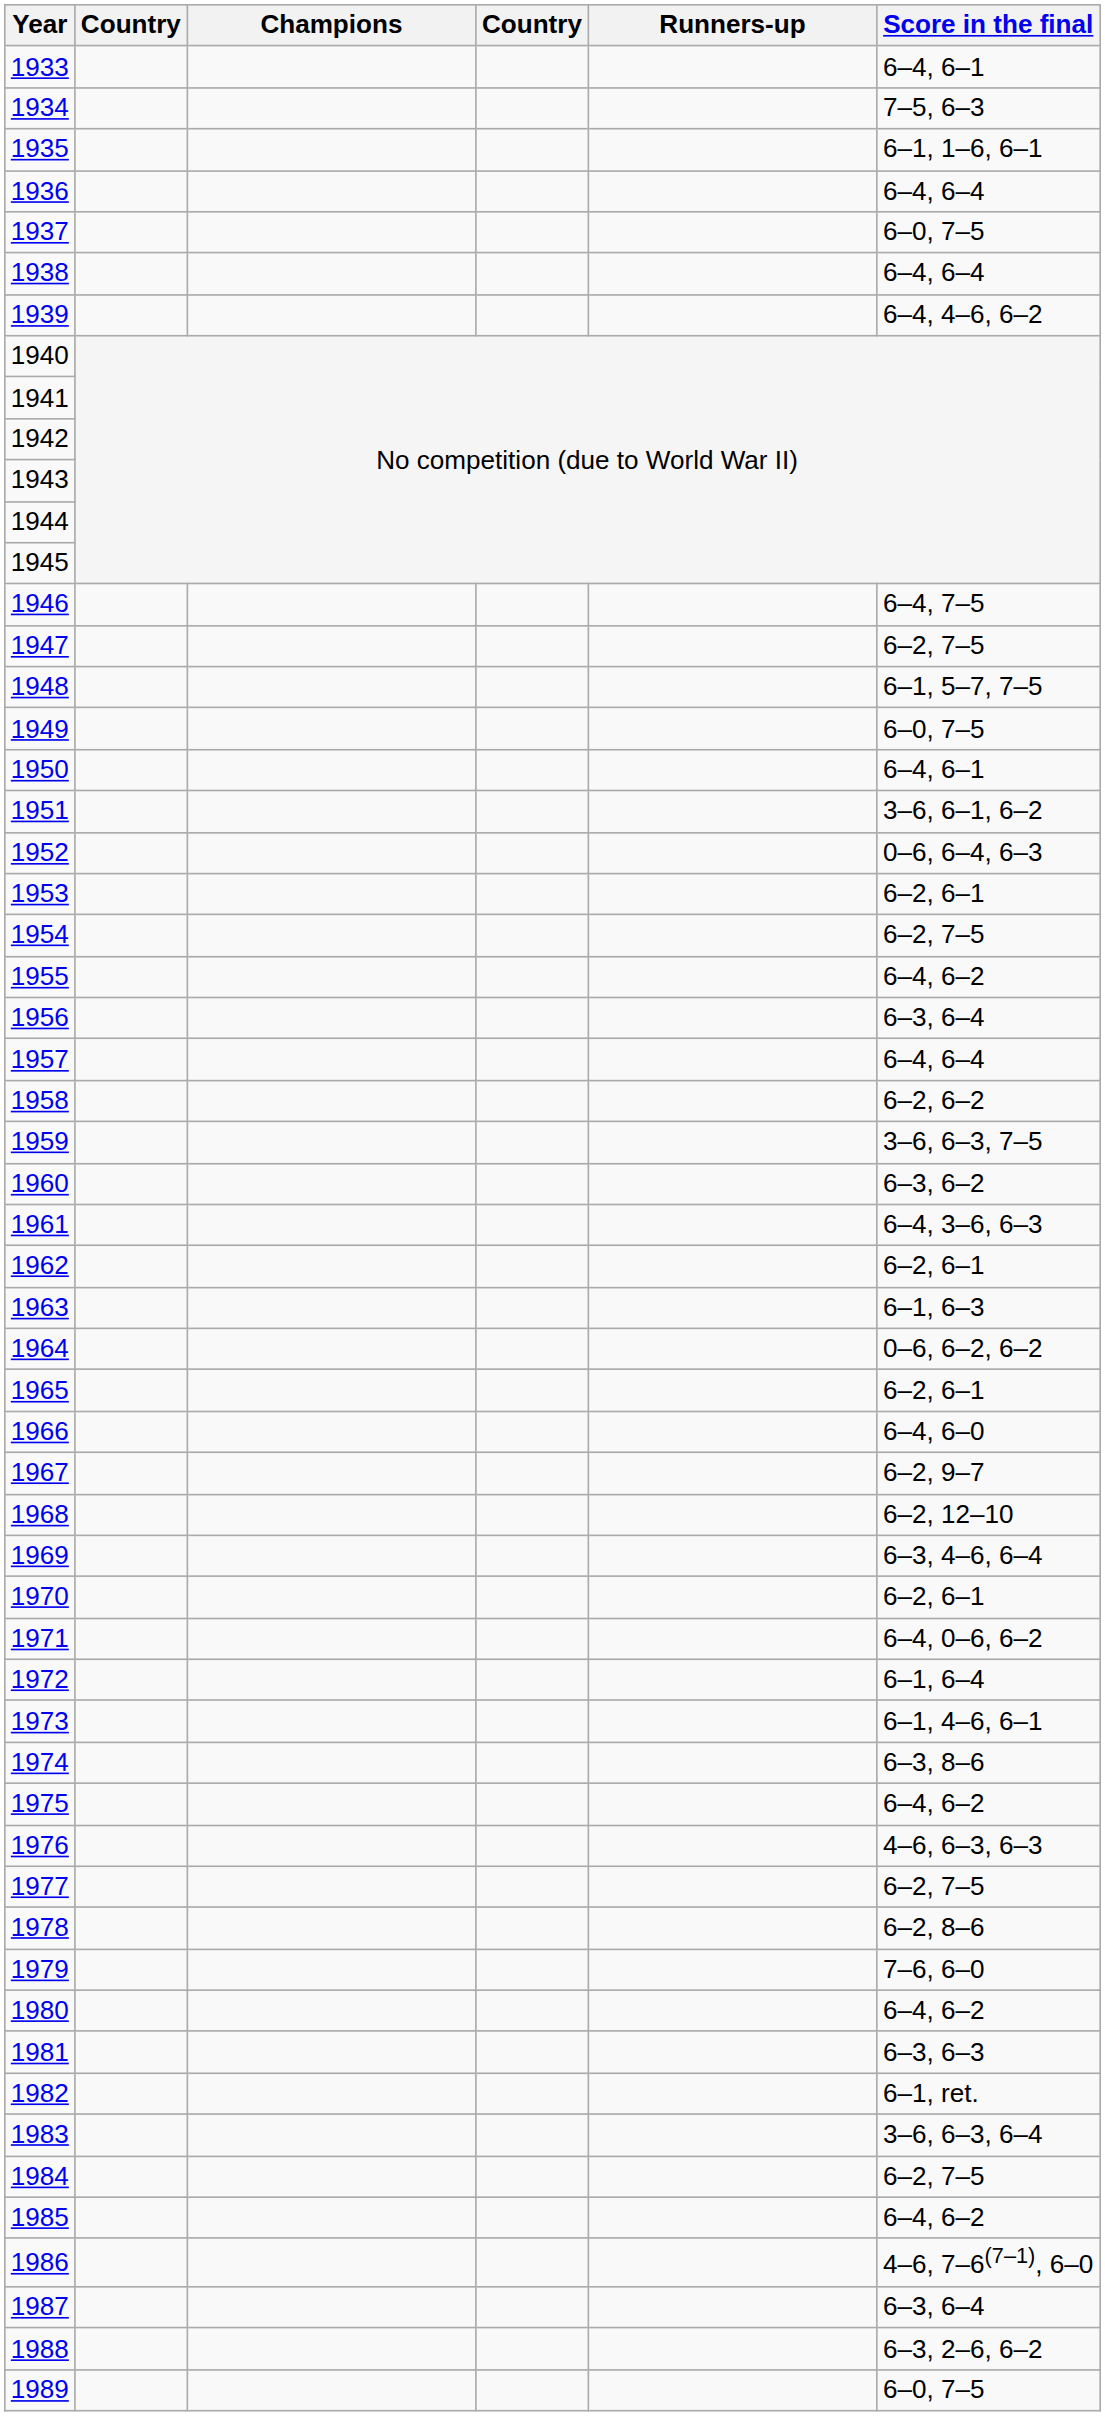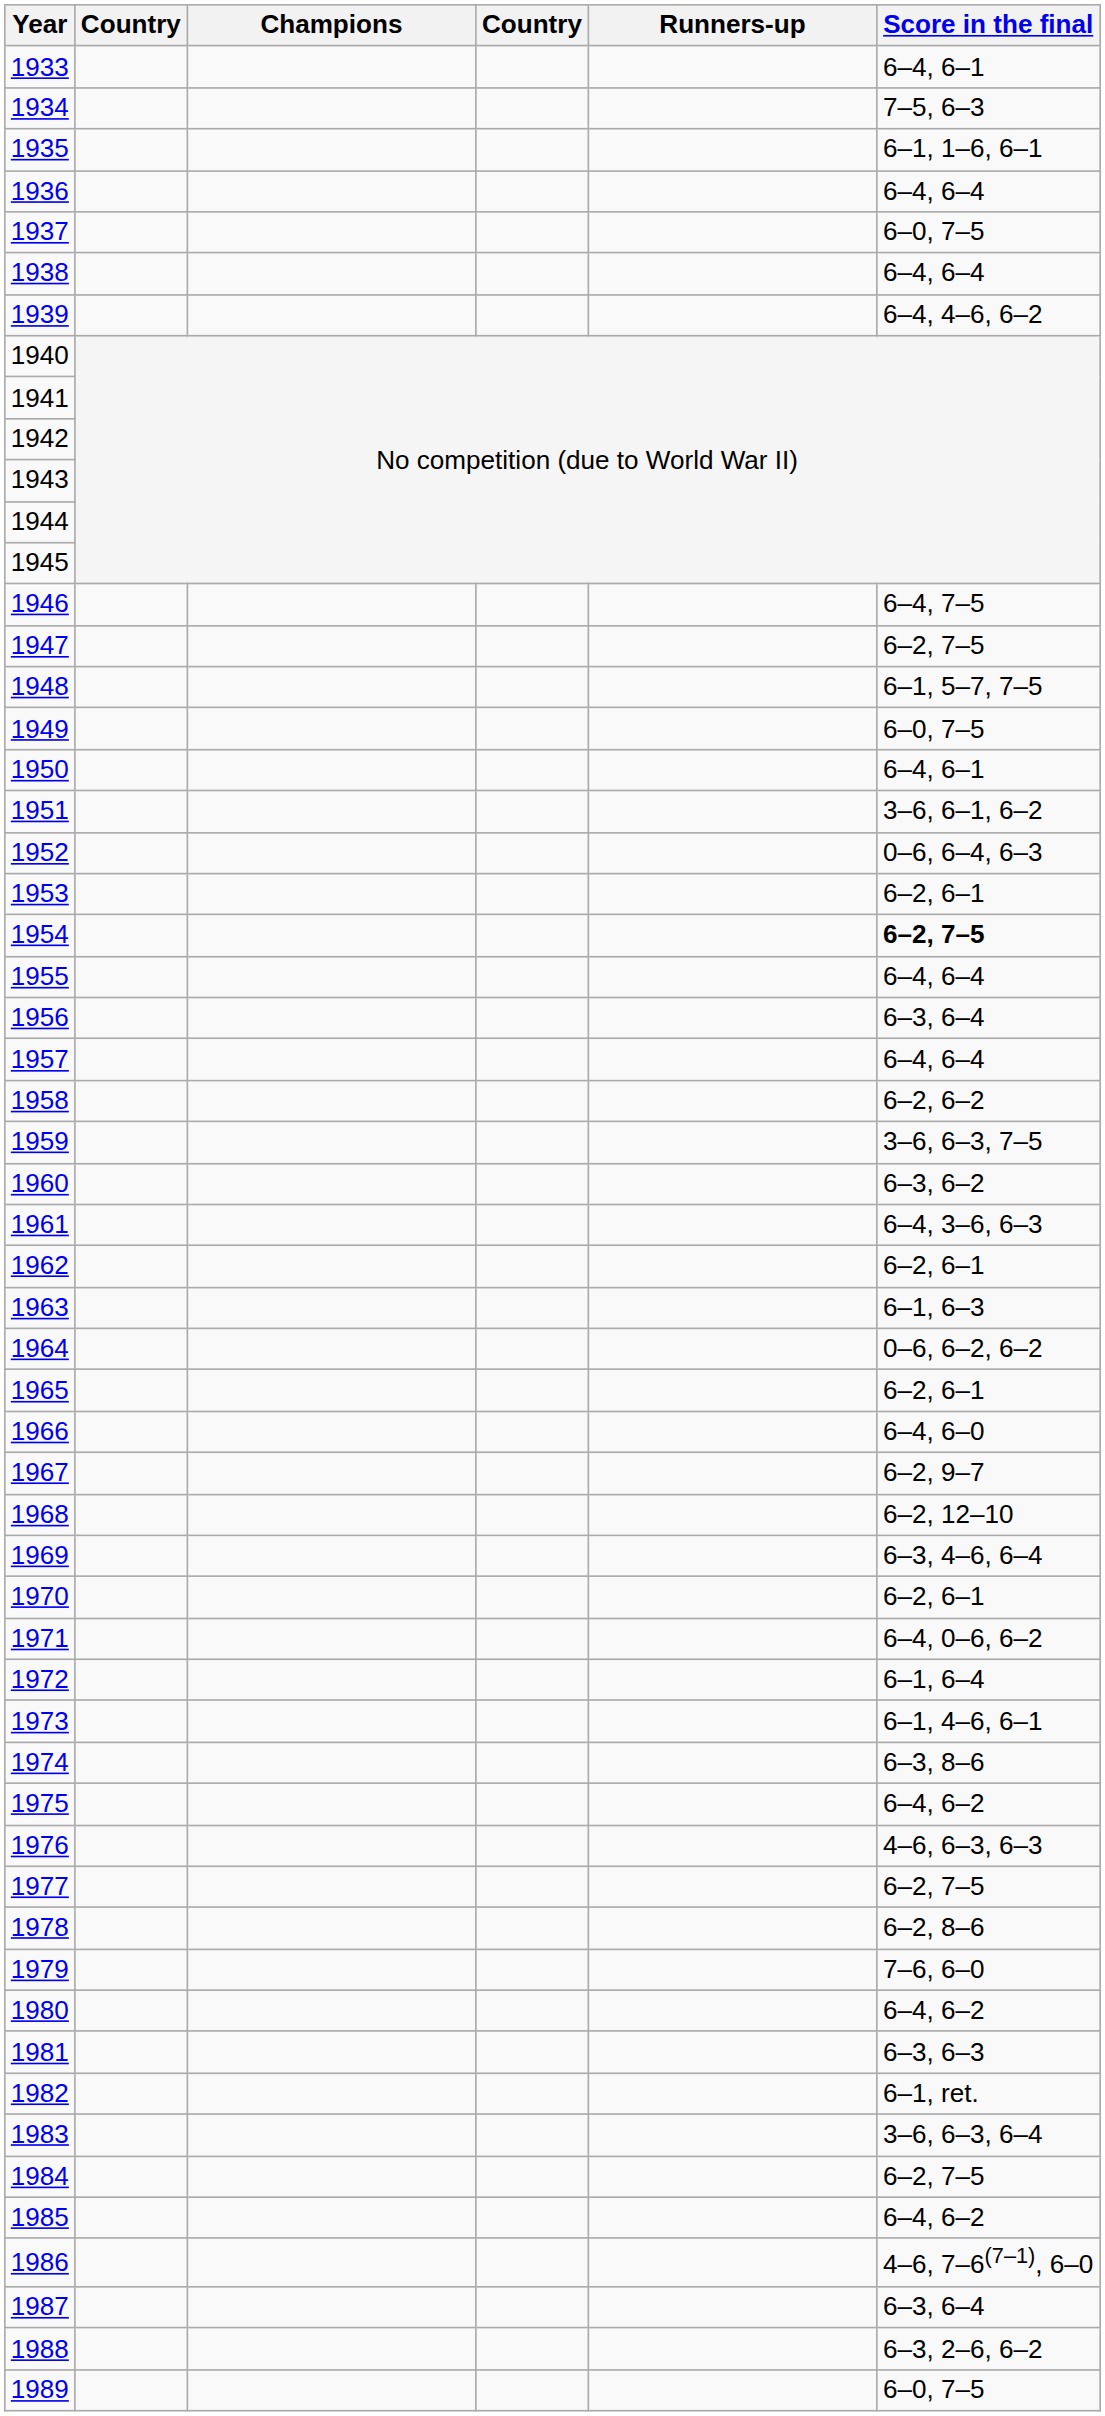(934, 935) normal -> (934, 935) bold
(934, 976) 6–4, 6–2 -> (934, 976) 6–4, 6–4
